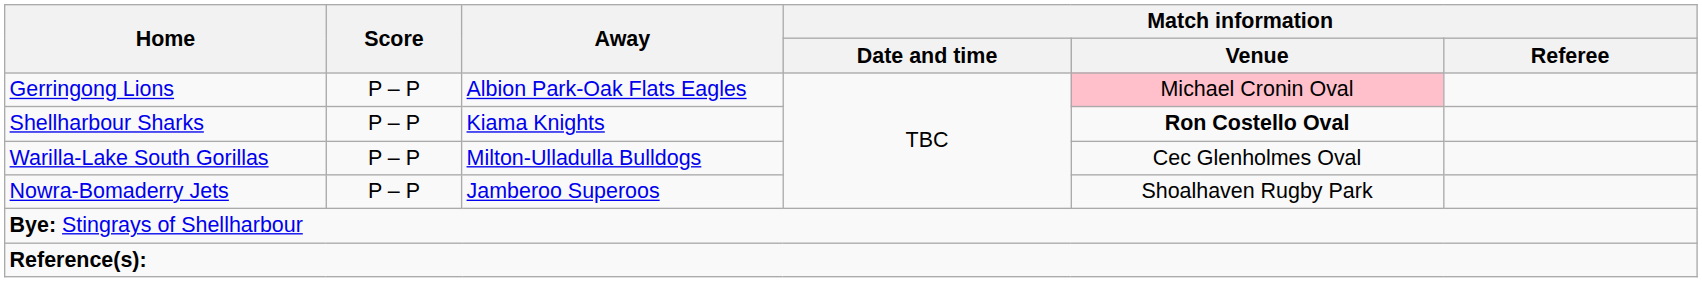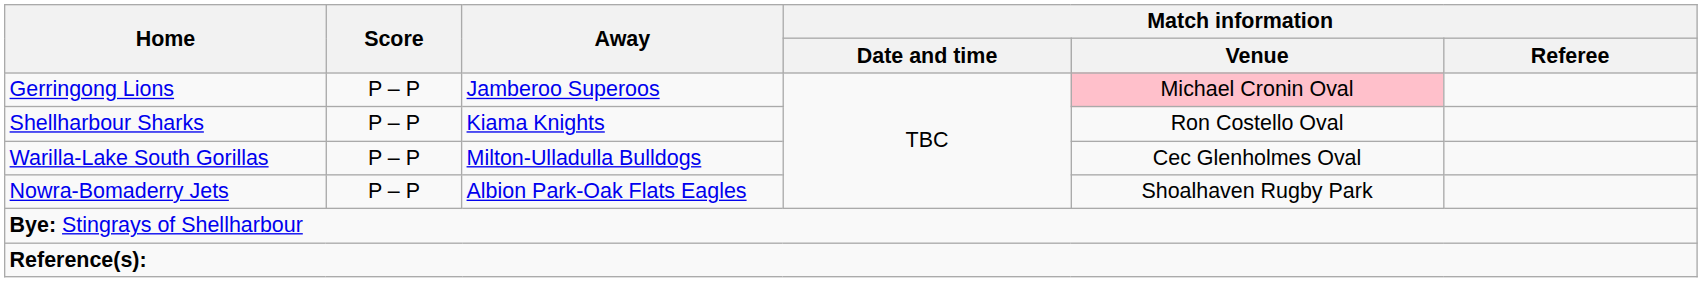(607, 89) Albion Park-Oak Flats Eagles -> (563, 89) Jamberoo Superoos
(1257, 123) bold -> (1257, 123) normal
(563, 191) Jamberoo Superoos -> (607, 191) Albion Park-Oak Flats Eagles
